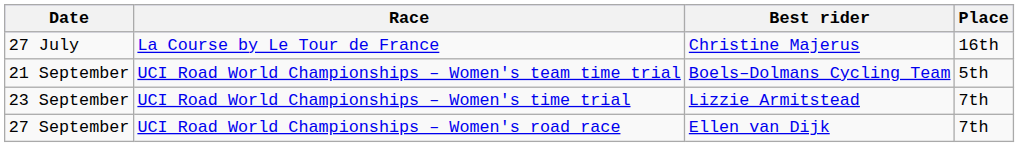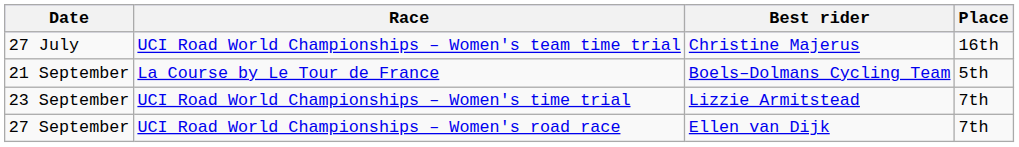(288, 46) La Course by Le Tour de France -> (409, 46) UCI Road World Championships – Women's team time trial
(409, 73) UCI Road World Championships – Women's team time trial -> (288, 73) La Course by Le Tour de France
